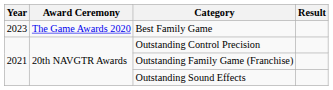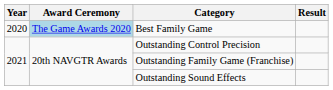(17, 28) 2023 -> (17, 28) 2020
(81, 28) no background -> (81, 28) lightblue background
